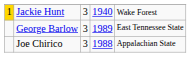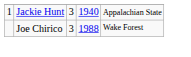(9, 12) gold background -> (9, 12) no background
(137, 12) Wake Forest -> (132, 12) Appalachian State
- row: (47, 28)
(146, 44) Appalachian State -> (123, 28) Wake Forest
